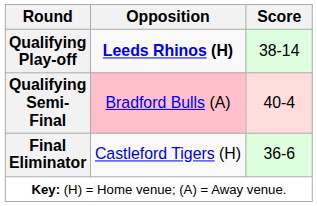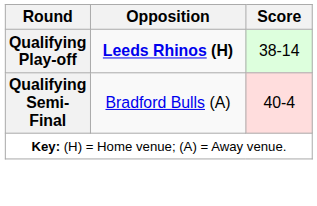(168, 102) pink background -> (168, 102) no background
- row: (48, 154)
